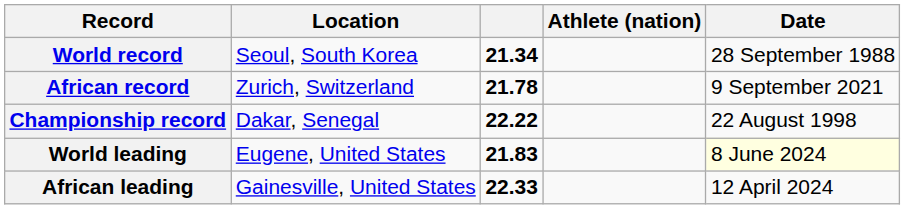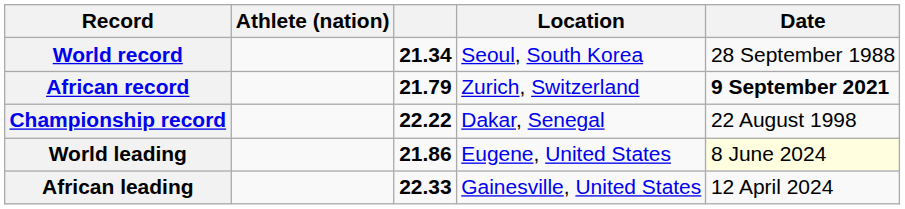columns swapped: (624, 21) <-> (356, 21)
(512, 87) 21.78 -> (425, 87) 21.79
(797, 87) normal -> (800, 87) bold
(512, 154) 21.83 -> (425, 154) 21.86
